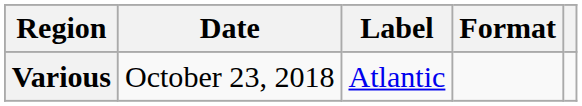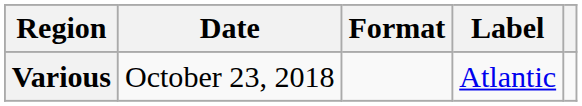columns swapped: (508, 28) <-> (397, 28)
